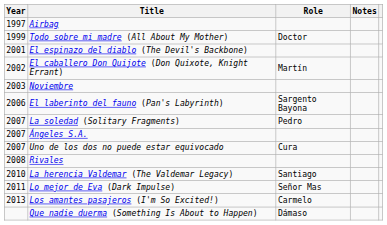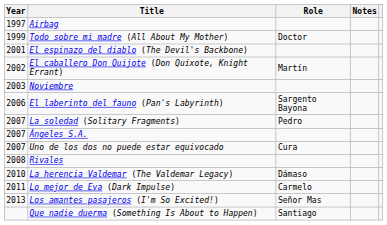(297, 174) Santiago -> (292, 174) Dámaso
(300, 187) Señor Mas -> (295, 187) Carmelo
(295, 200) Carmelo -> (300, 200) Señor Mas
(292, 213) Dámaso -> (297, 213) Santiago
